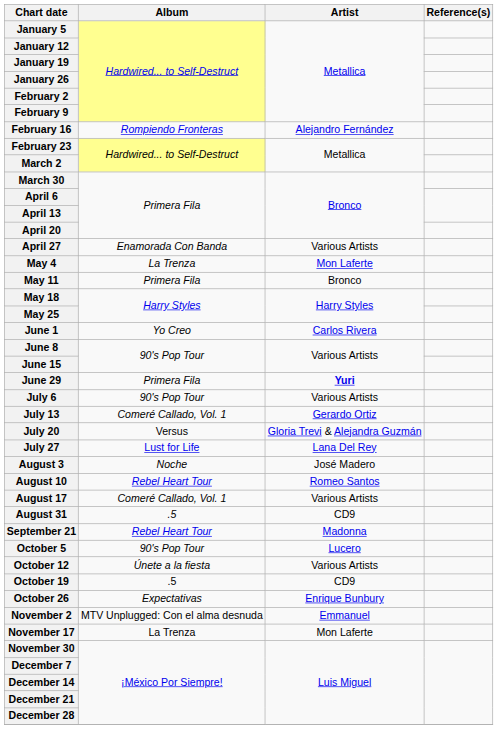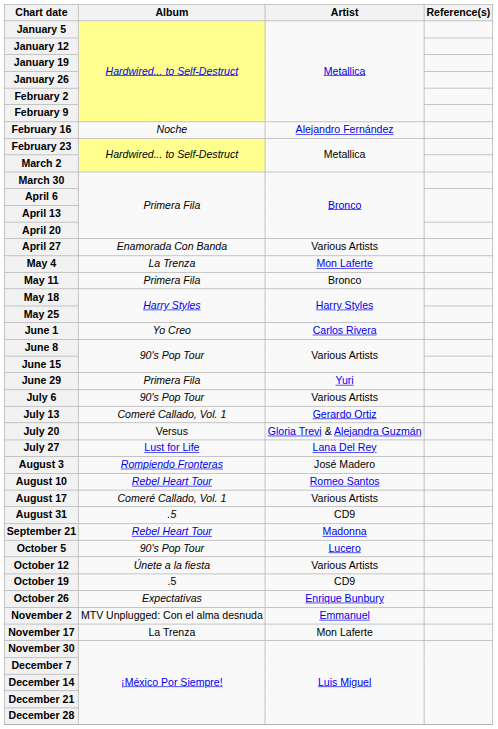(172, 130) Rompiendo Fronteras -> (172, 130) Noche
(345, 381) bold -> (345, 381) normal
(172, 465) Noche -> (172, 465) Rompiendo Fronteras
